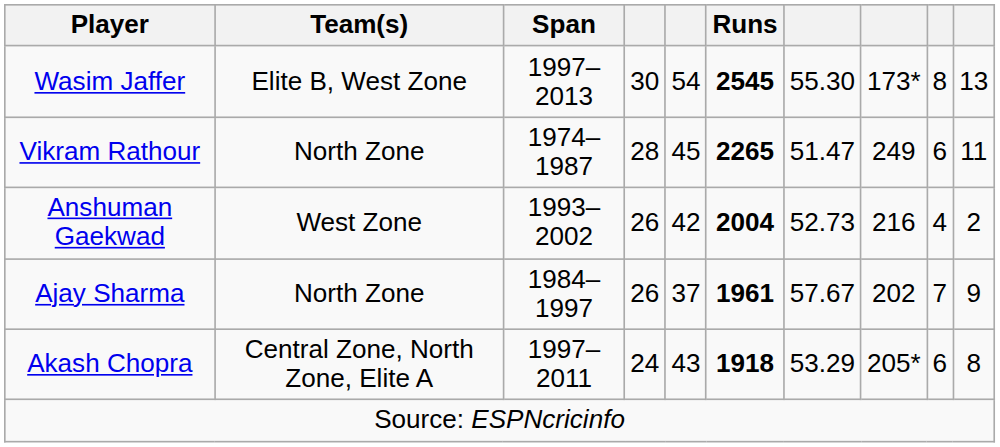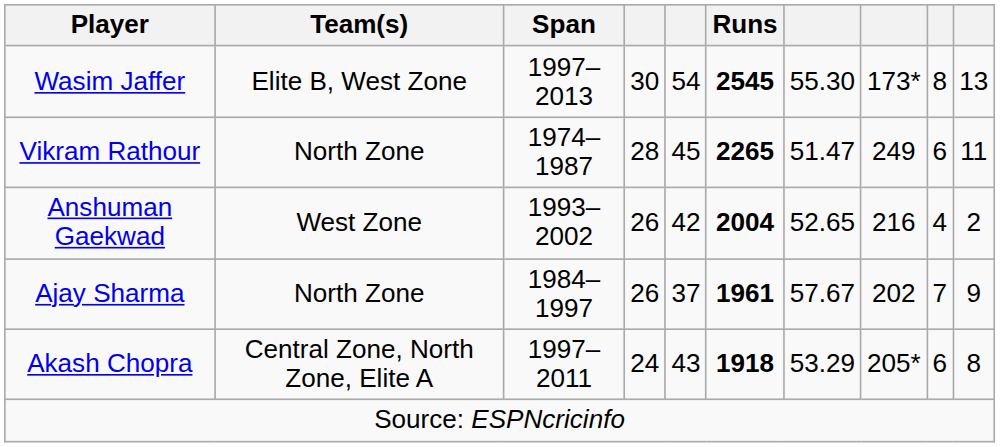(822, 222) 52.73 -> (822, 222) 52.65
